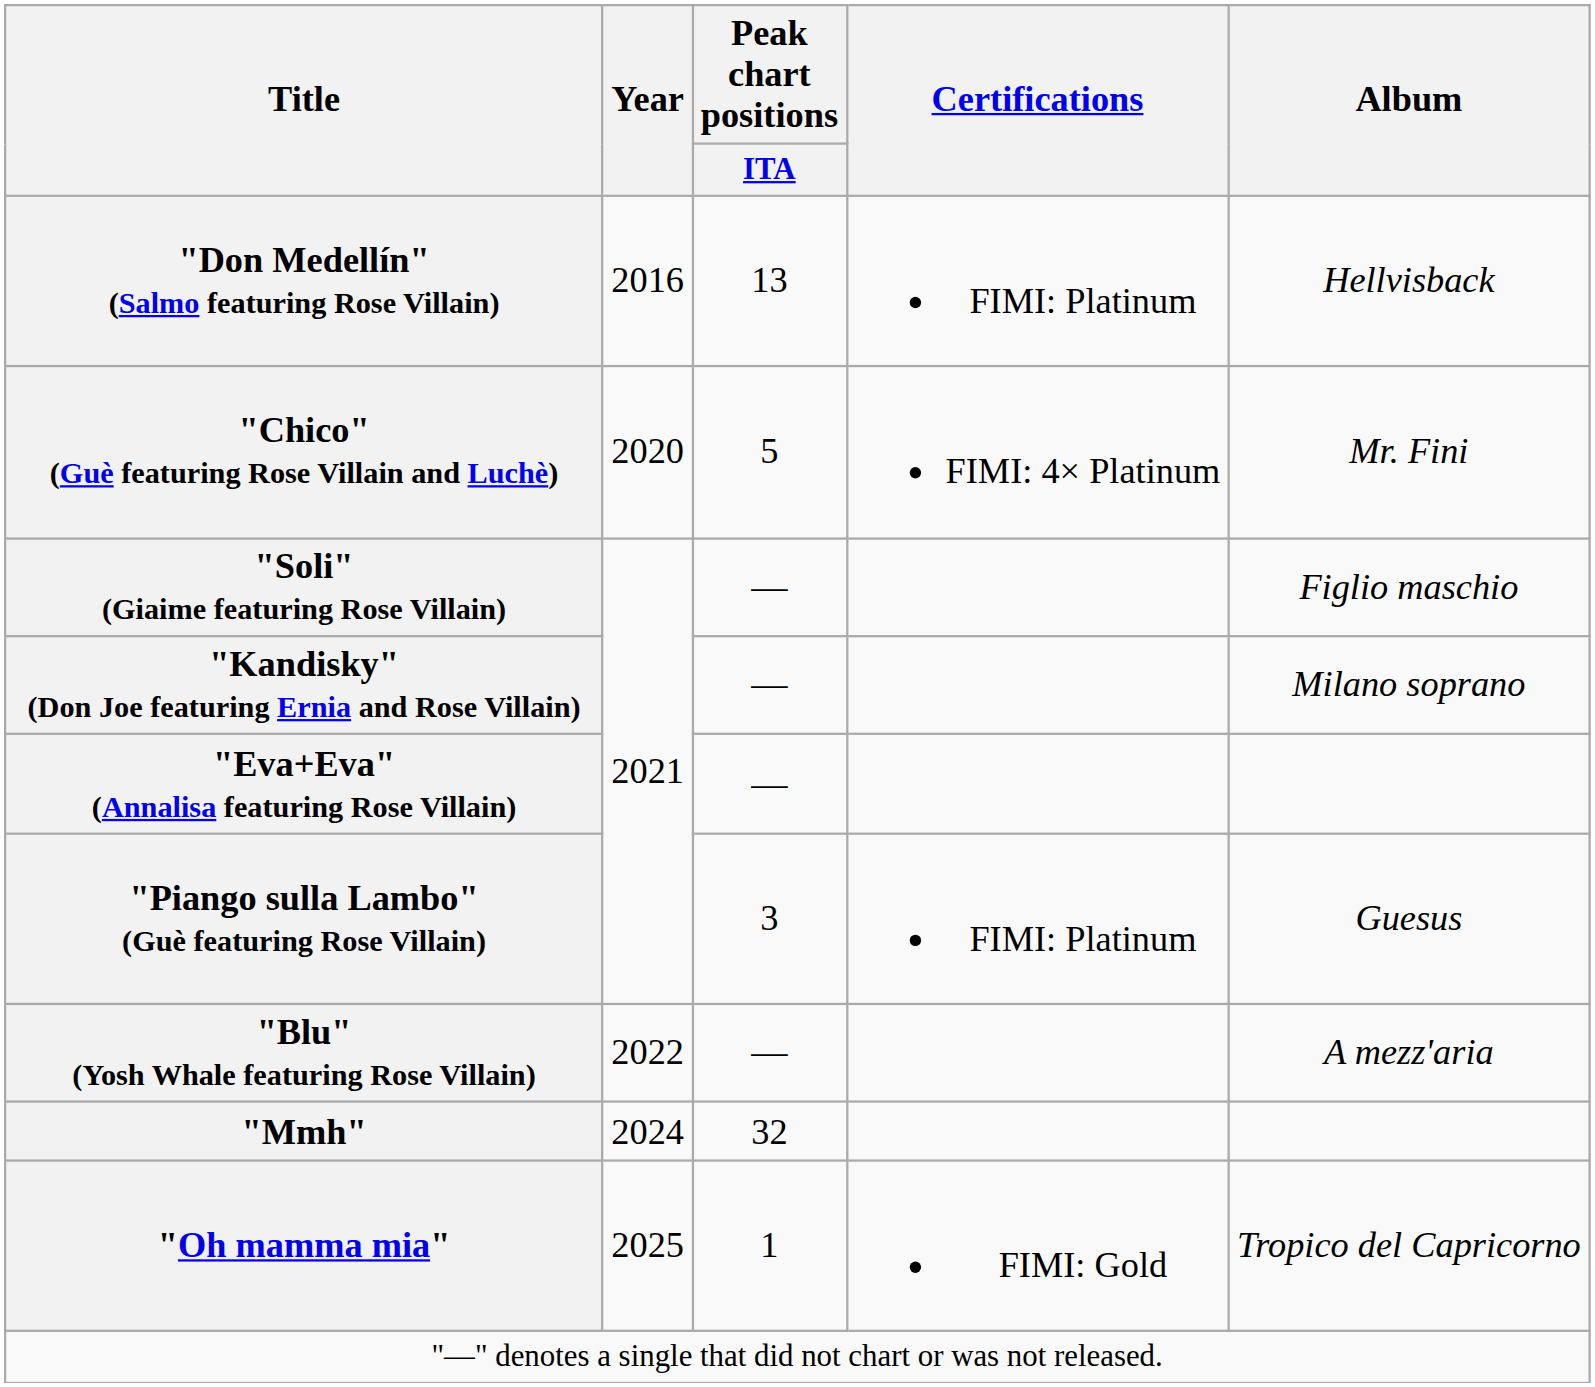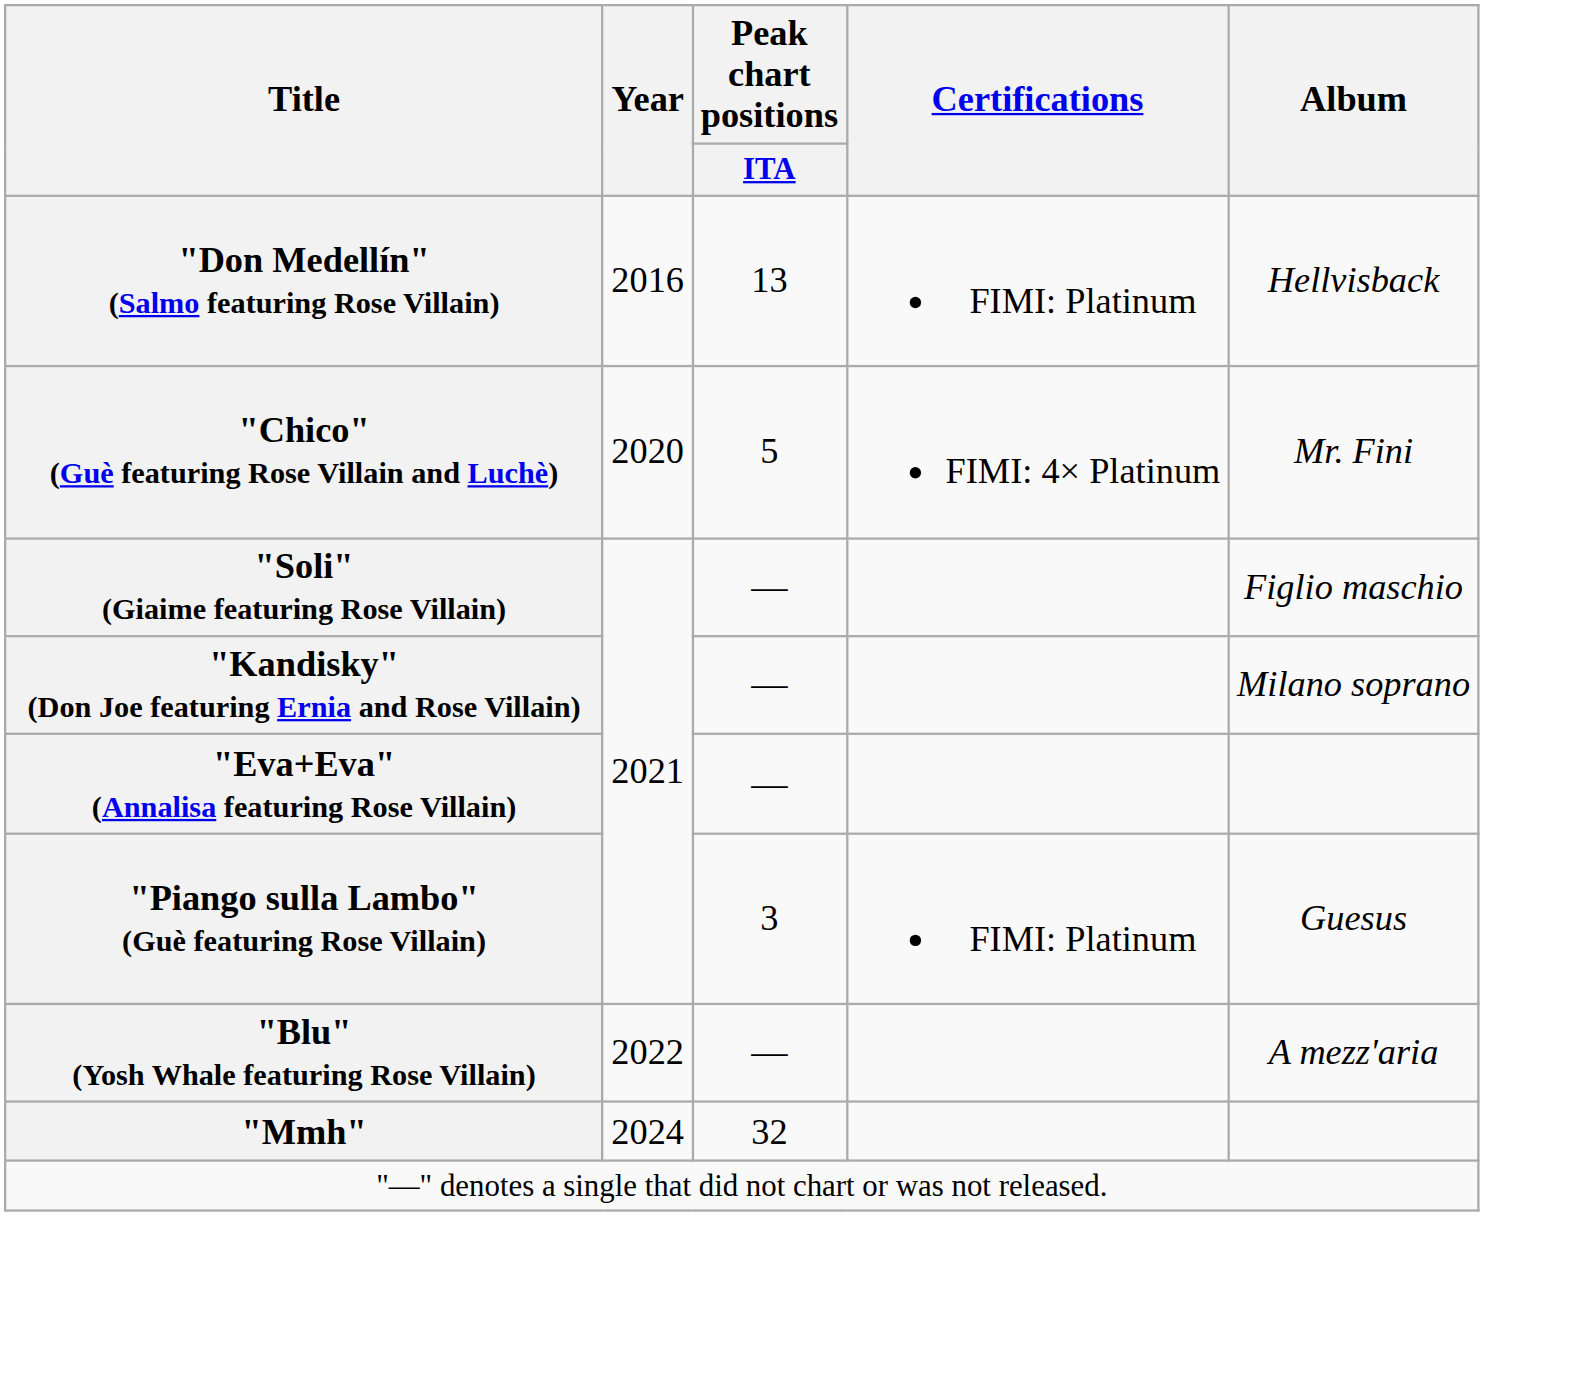- row: (304, 1245)
